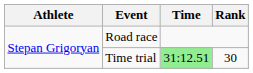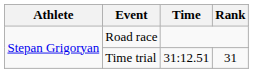(186, 58) lightgreen background -> (186, 58) no background
(230, 58) 30 -> (230, 58) 31
